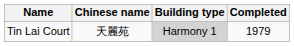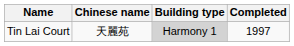(258, 31) 1979 -> (258, 31) 1997
